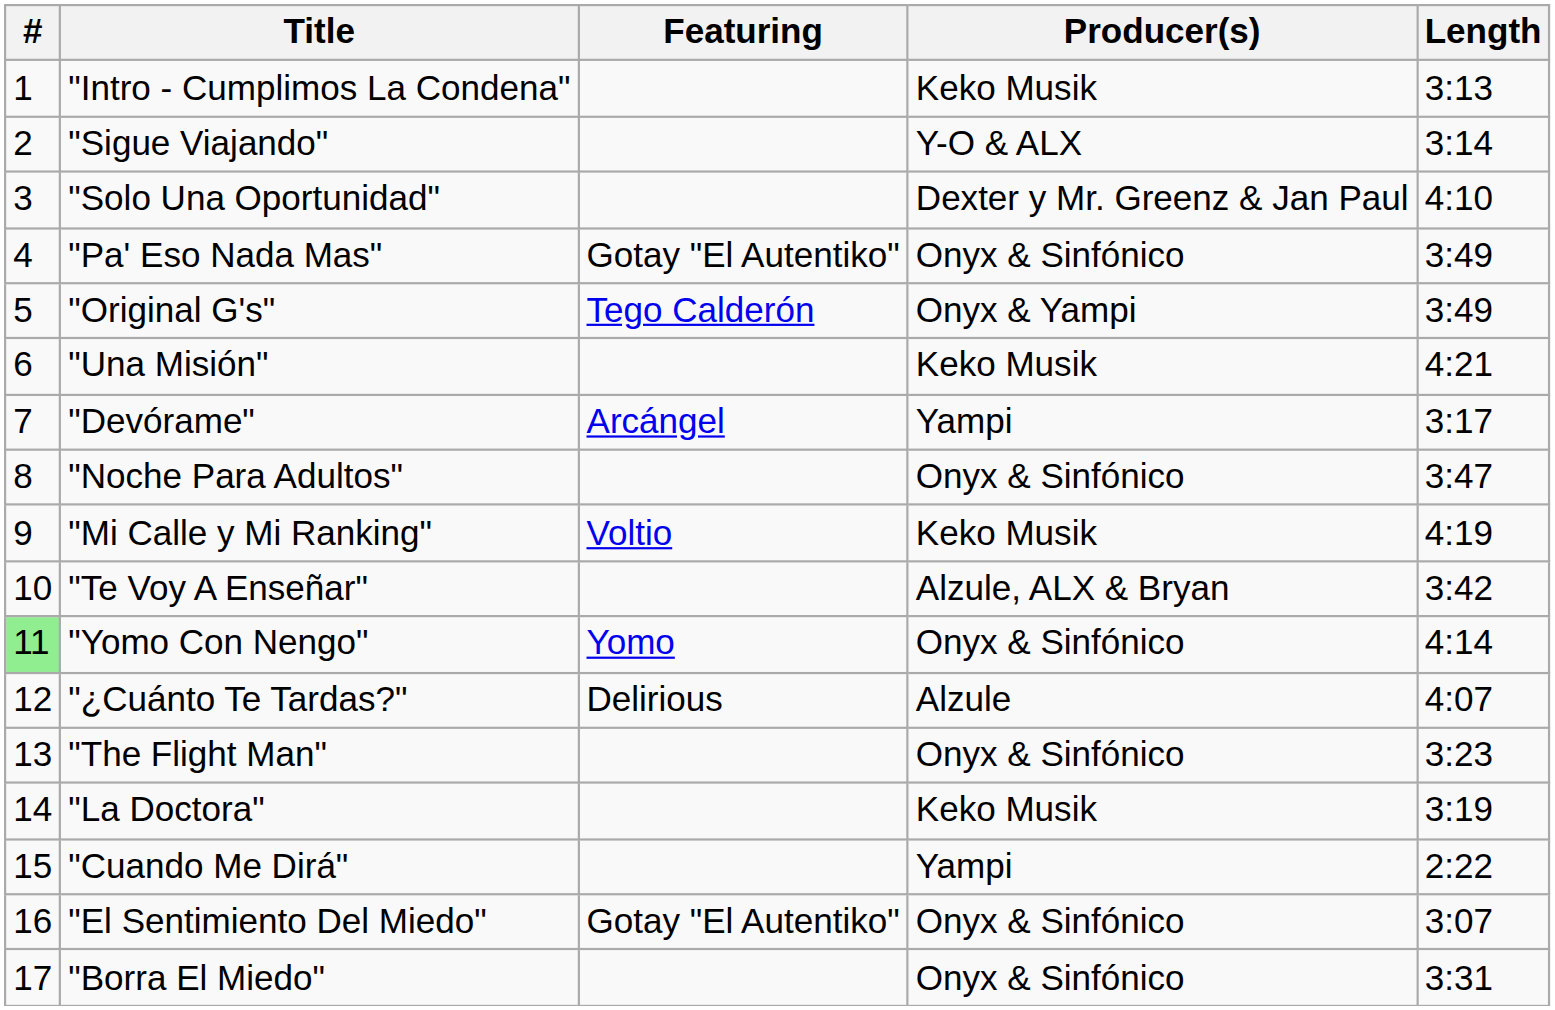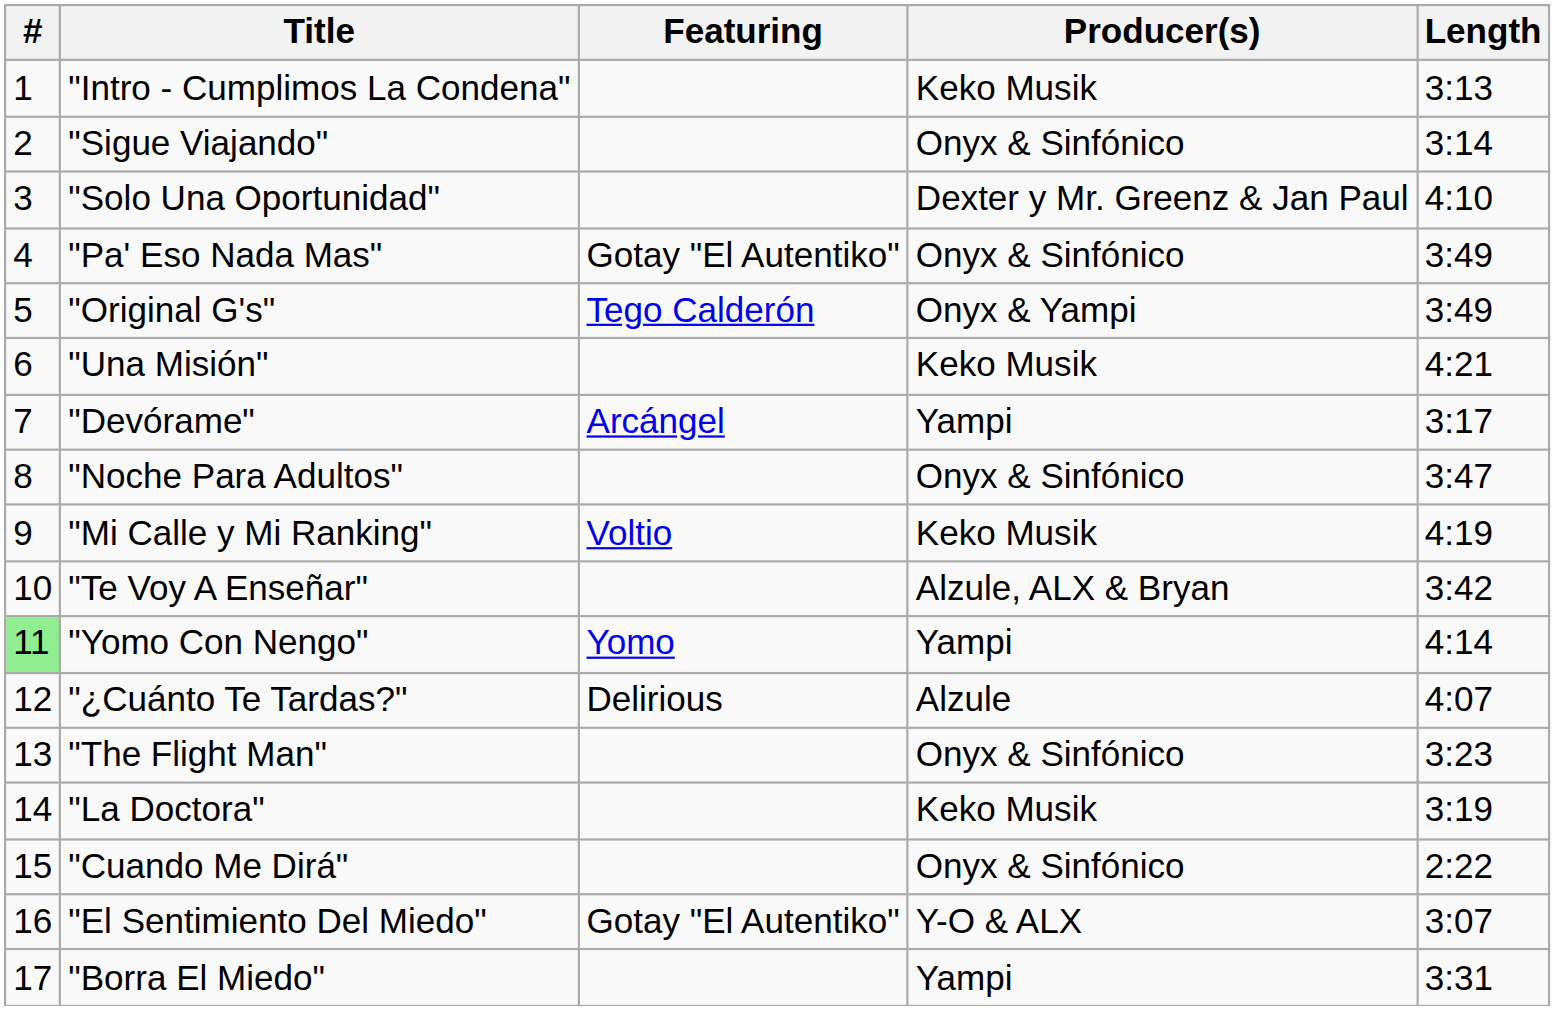(999, 143) Y-O & ALX -> (1050, 143) Onyx & Sinfónico
(1050, 643) Onyx & Sinfónico -> (964, 643) Yampi
(964, 865) Yampi -> (1050, 865) Onyx & Sinfónico
(1050, 921) Onyx & Sinfónico -> (999, 921) Y-O & ALX
(1050, 976) Onyx & Sinfónico -> (964, 976) Yampi
